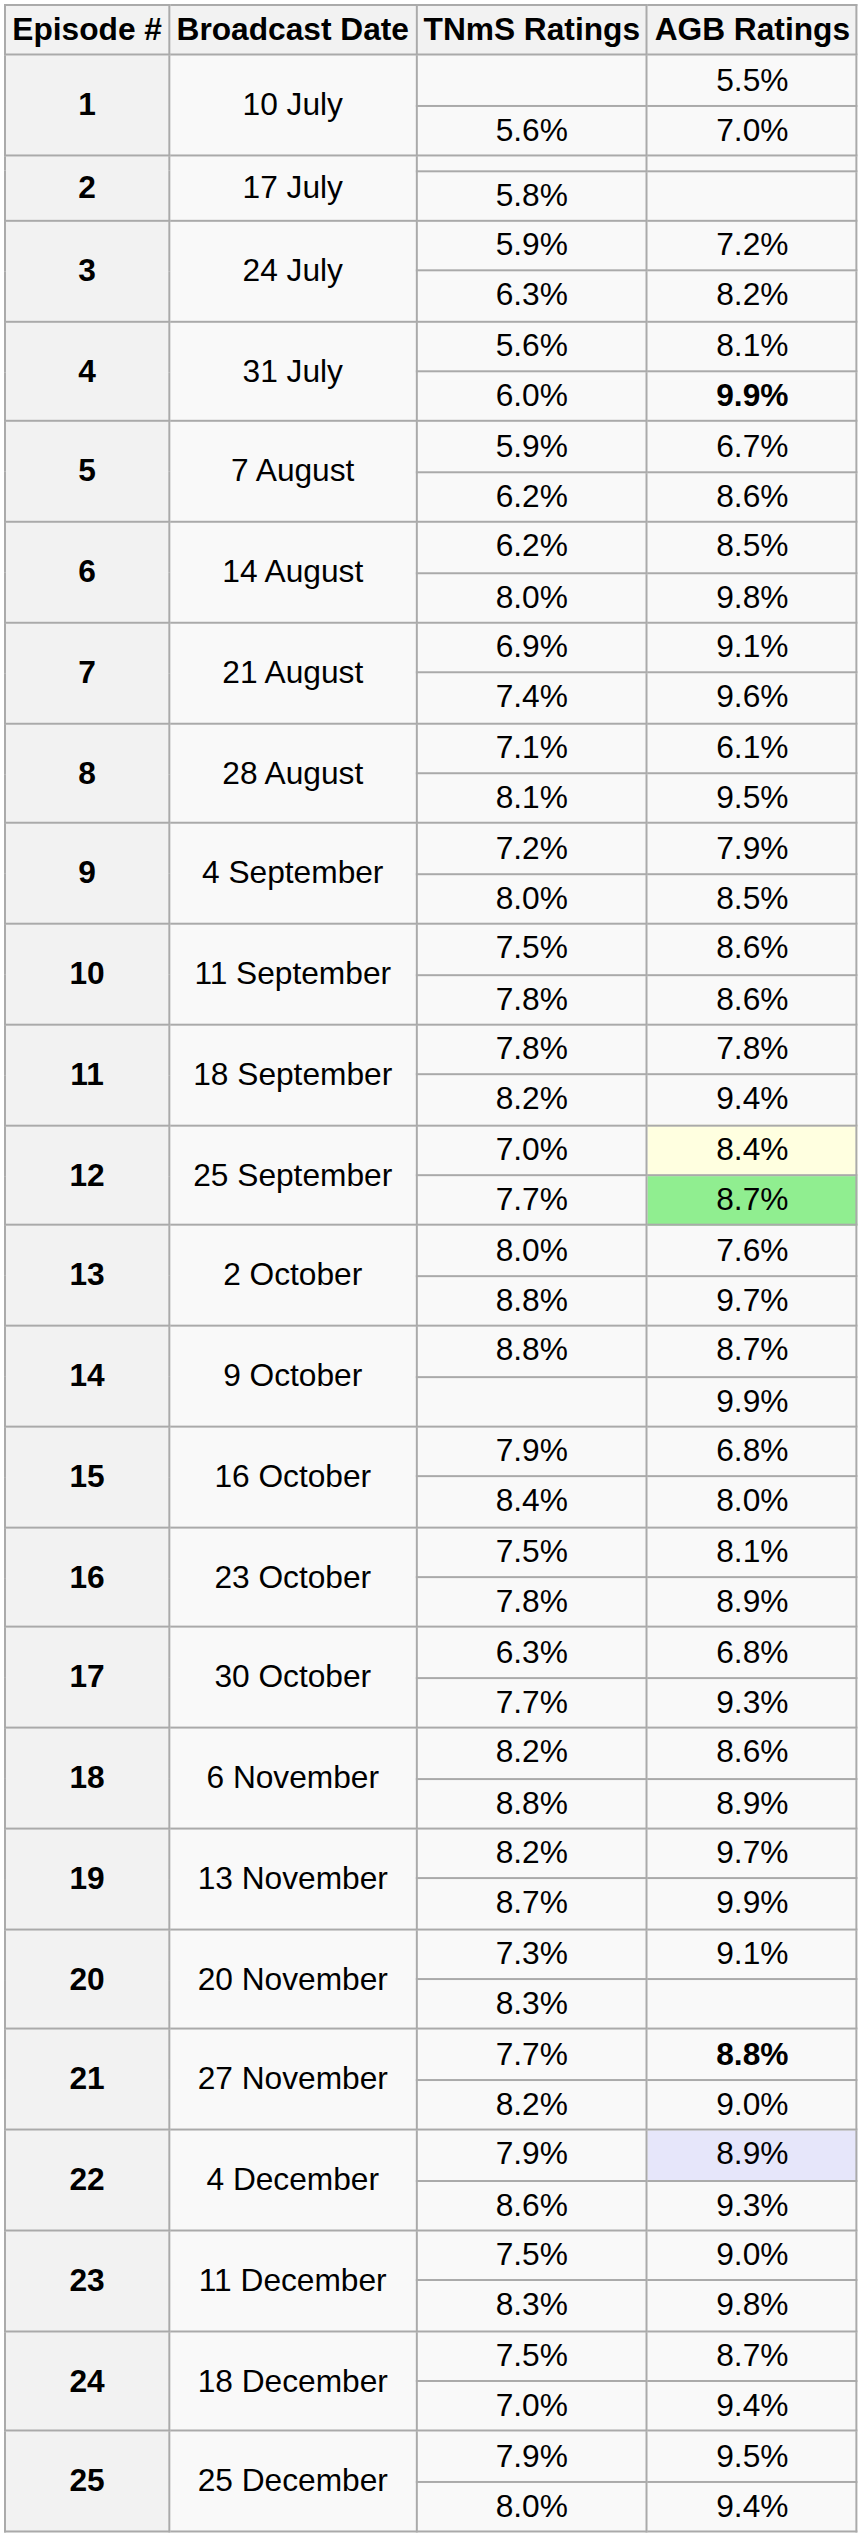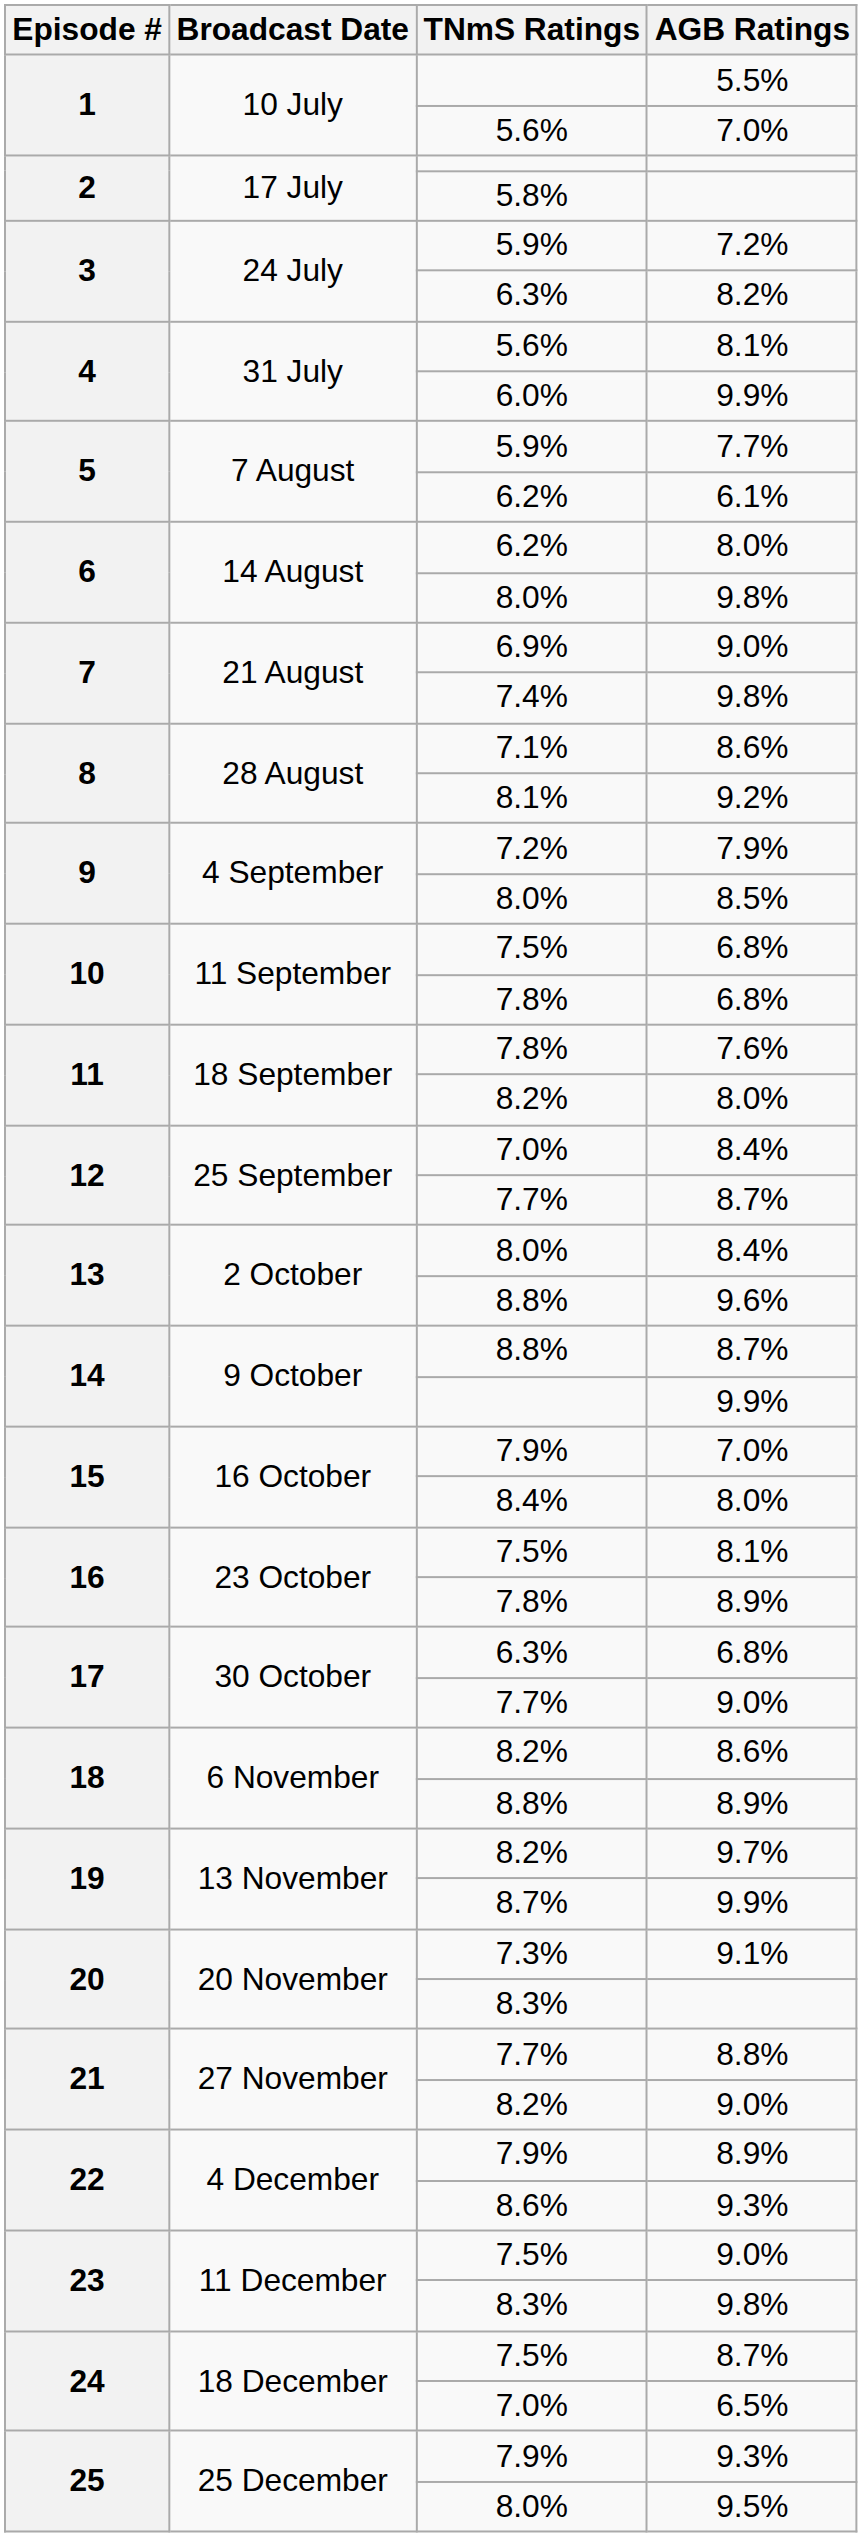(752, 395) bold -> (752, 395) normal
(752, 446) 6.7% -> (752, 446) 7.7%
(752, 496) 8.6% -> (752, 496) 6.1%
(752, 546) 8.5% -> (752, 546) 8.0%
(752, 647) 9.1% -> (752, 647) 9.0%
(752, 697) 9.6% -> (752, 697) 9.8%
(752, 747) 6.1% -> (752, 747) 8.6%
(752, 797) 9.5% -> (752, 797) 9.2%
(752, 948) 8.6% -> (752, 948) 6.8%
(752, 998) 8.6% -> (752, 998) 6.8%
(752, 1049) 7.8% -> (752, 1049) 7.6%
(752, 1099) 9.4% -> (752, 1099) 8.0%
(752, 1149) lightyellow background -> (752, 1149) no background
(752, 1199) lightgreen background -> (752, 1199) no background
(752, 1250) 7.6% -> (752, 1250) 8.4%
(752, 1300) 9.7% -> (752, 1300) 9.6%
(752, 1451) 6.8% -> (752, 1451) 7.0%
(752, 1702) 9.3% -> (752, 1702) 9.0%
(752, 2053) bold -> (752, 2053) normal
(752, 2154) lavender background -> (752, 2154) no background
(752, 2405) 9.4% -> (752, 2405) 6.5%
(752, 2455) 9.5% -> (752, 2455) 9.3%
(752, 2506) 9.4% -> (752, 2506) 9.5%
